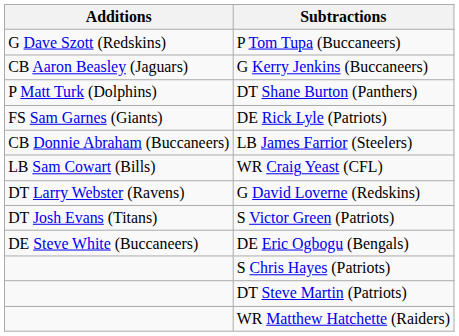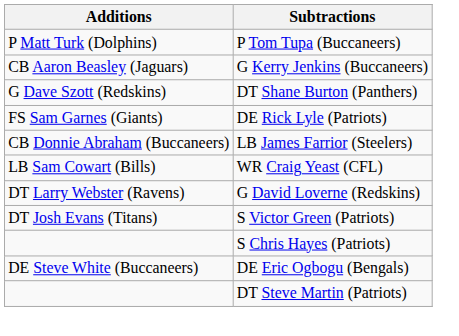(87, 42) G Dave Szott (Redskins) -> (82, 42) P Matt Turk (Dolphins)
(82, 92) P Matt Turk (Dolphins) -> (87, 92) G Dave Szott (Redskins)
rows swapped: (323, 243) <-> (313, 268)
- row: (343, 318)
